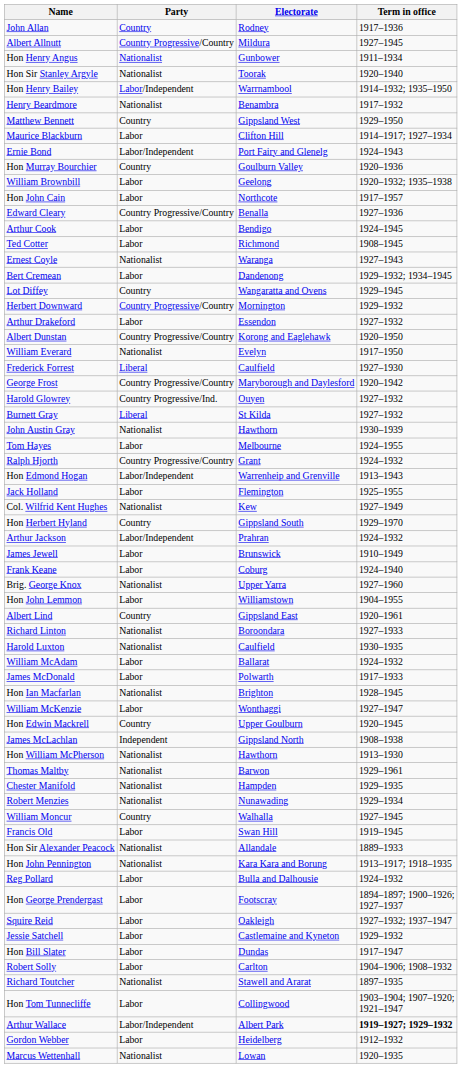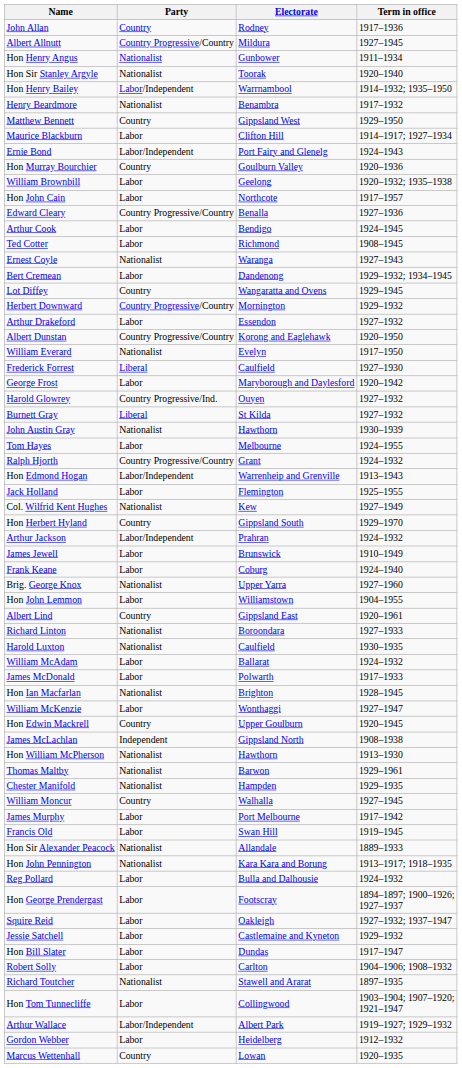(177, 383) Country Progressive/Country -> (131, 383) Labor
- row: (38, 801)
+ row: (35, 817)
(406, 1024) bold -> (405, 1024) normal
(141, 1055) Nationalist -> (135, 1055) Country
